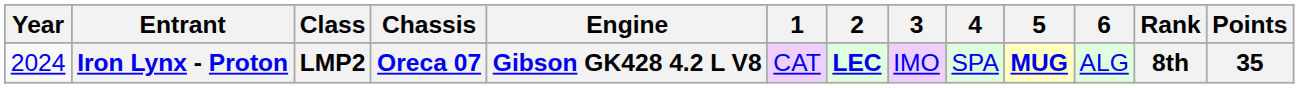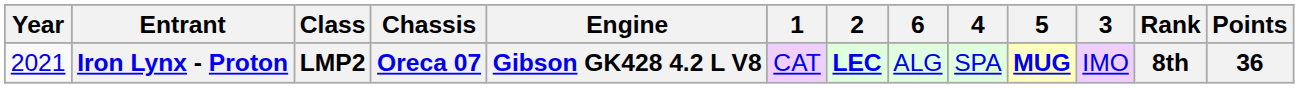columns swapped: (917, 24) <-> (1104, 24)
(38, 63) 2024 -> (38, 63) 2021
(1250, 63) 35 -> (1250, 63) 36
